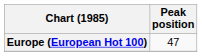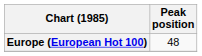(173, 42) 47 -> (173, 42) 48
